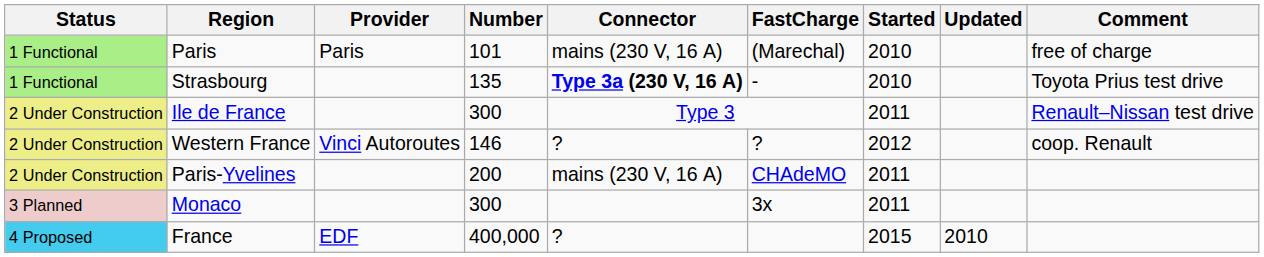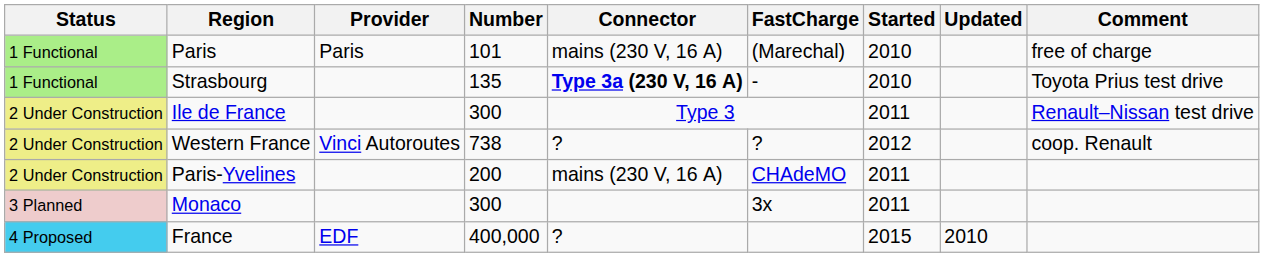(485, 143) 146 -> (485, 143) 738
